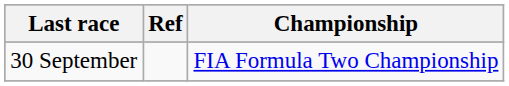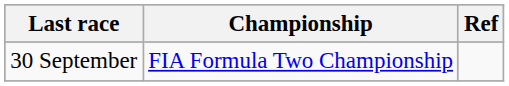columns swapped: (346, 23) <-> (165, 23)
